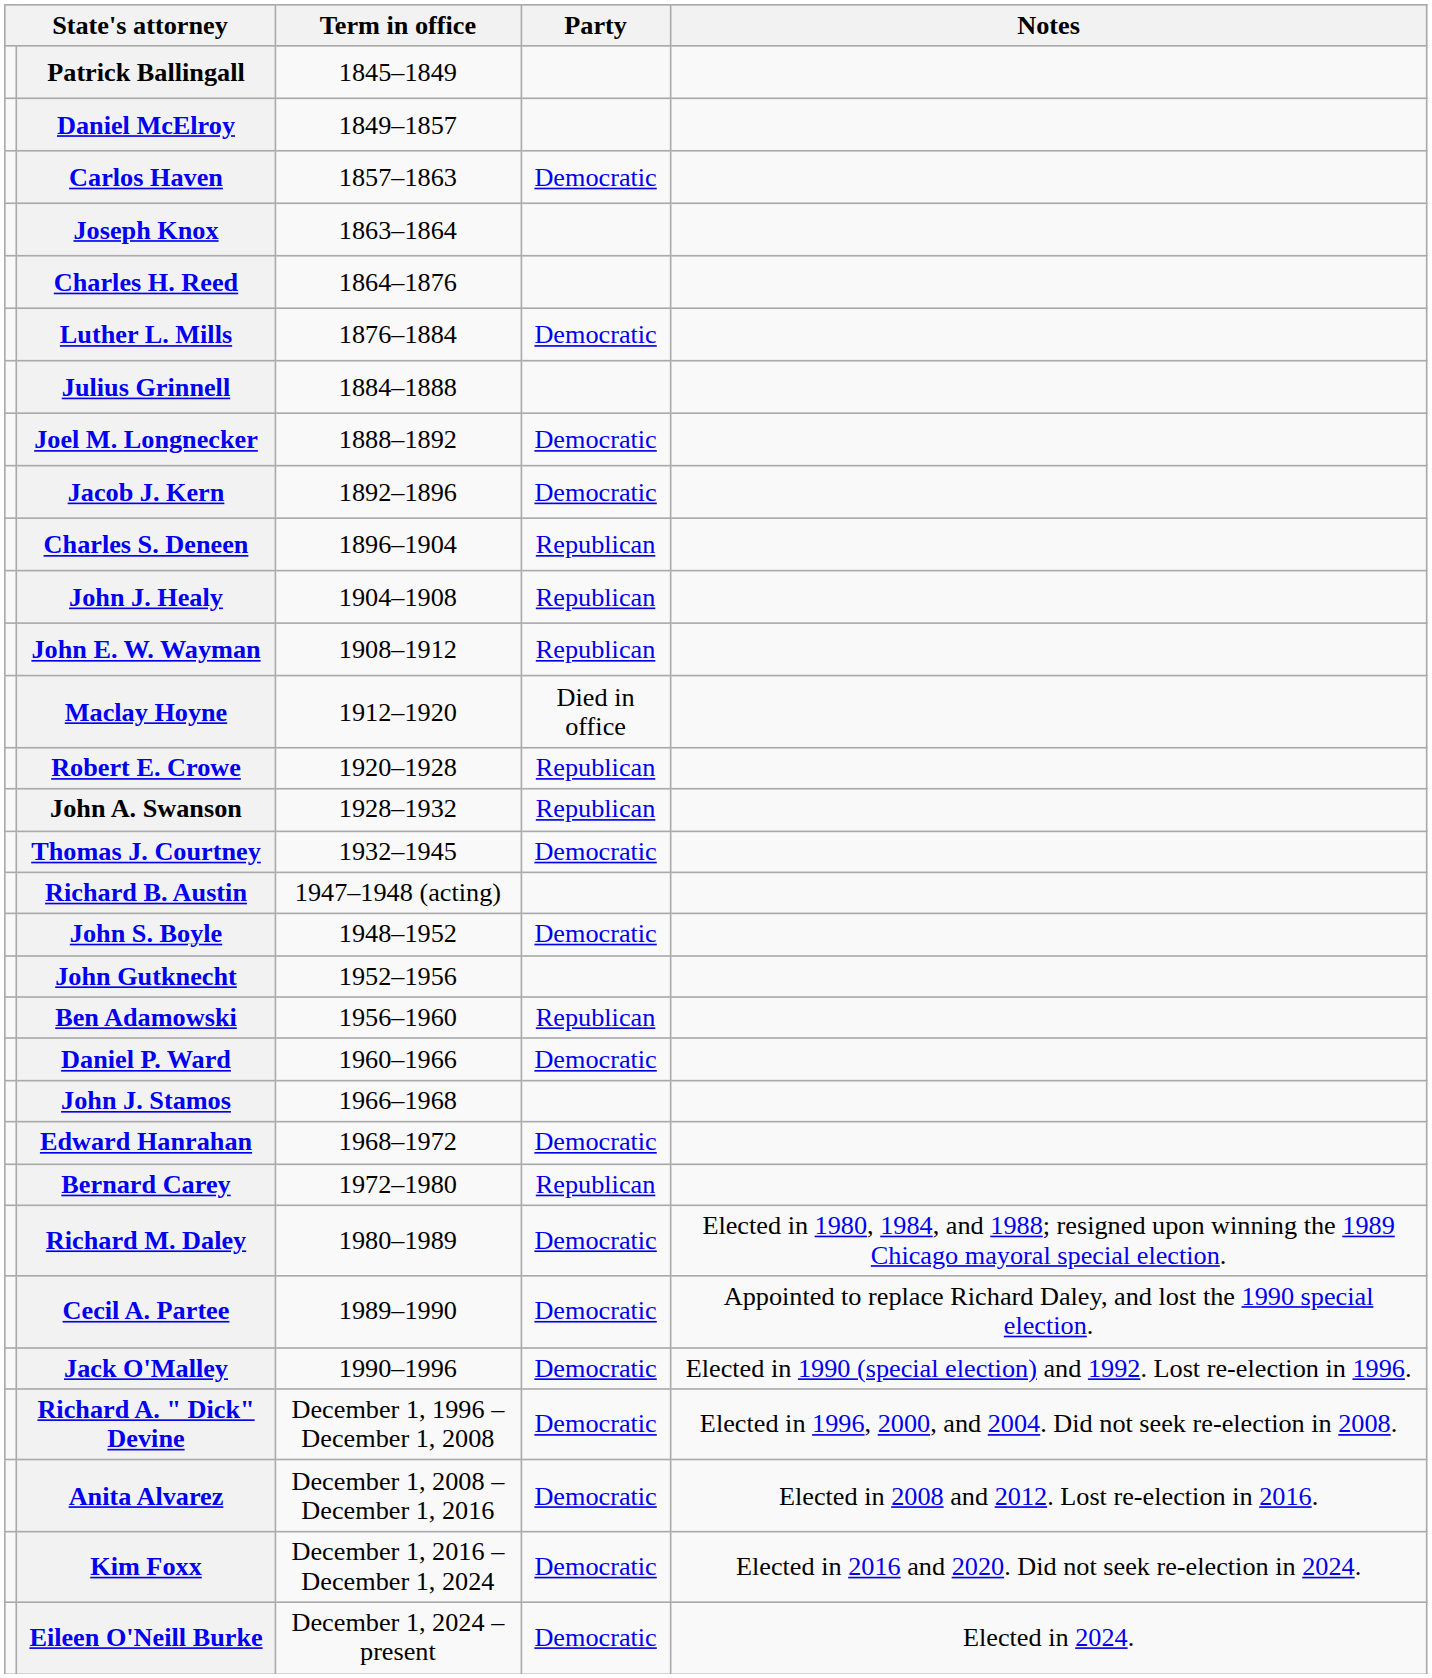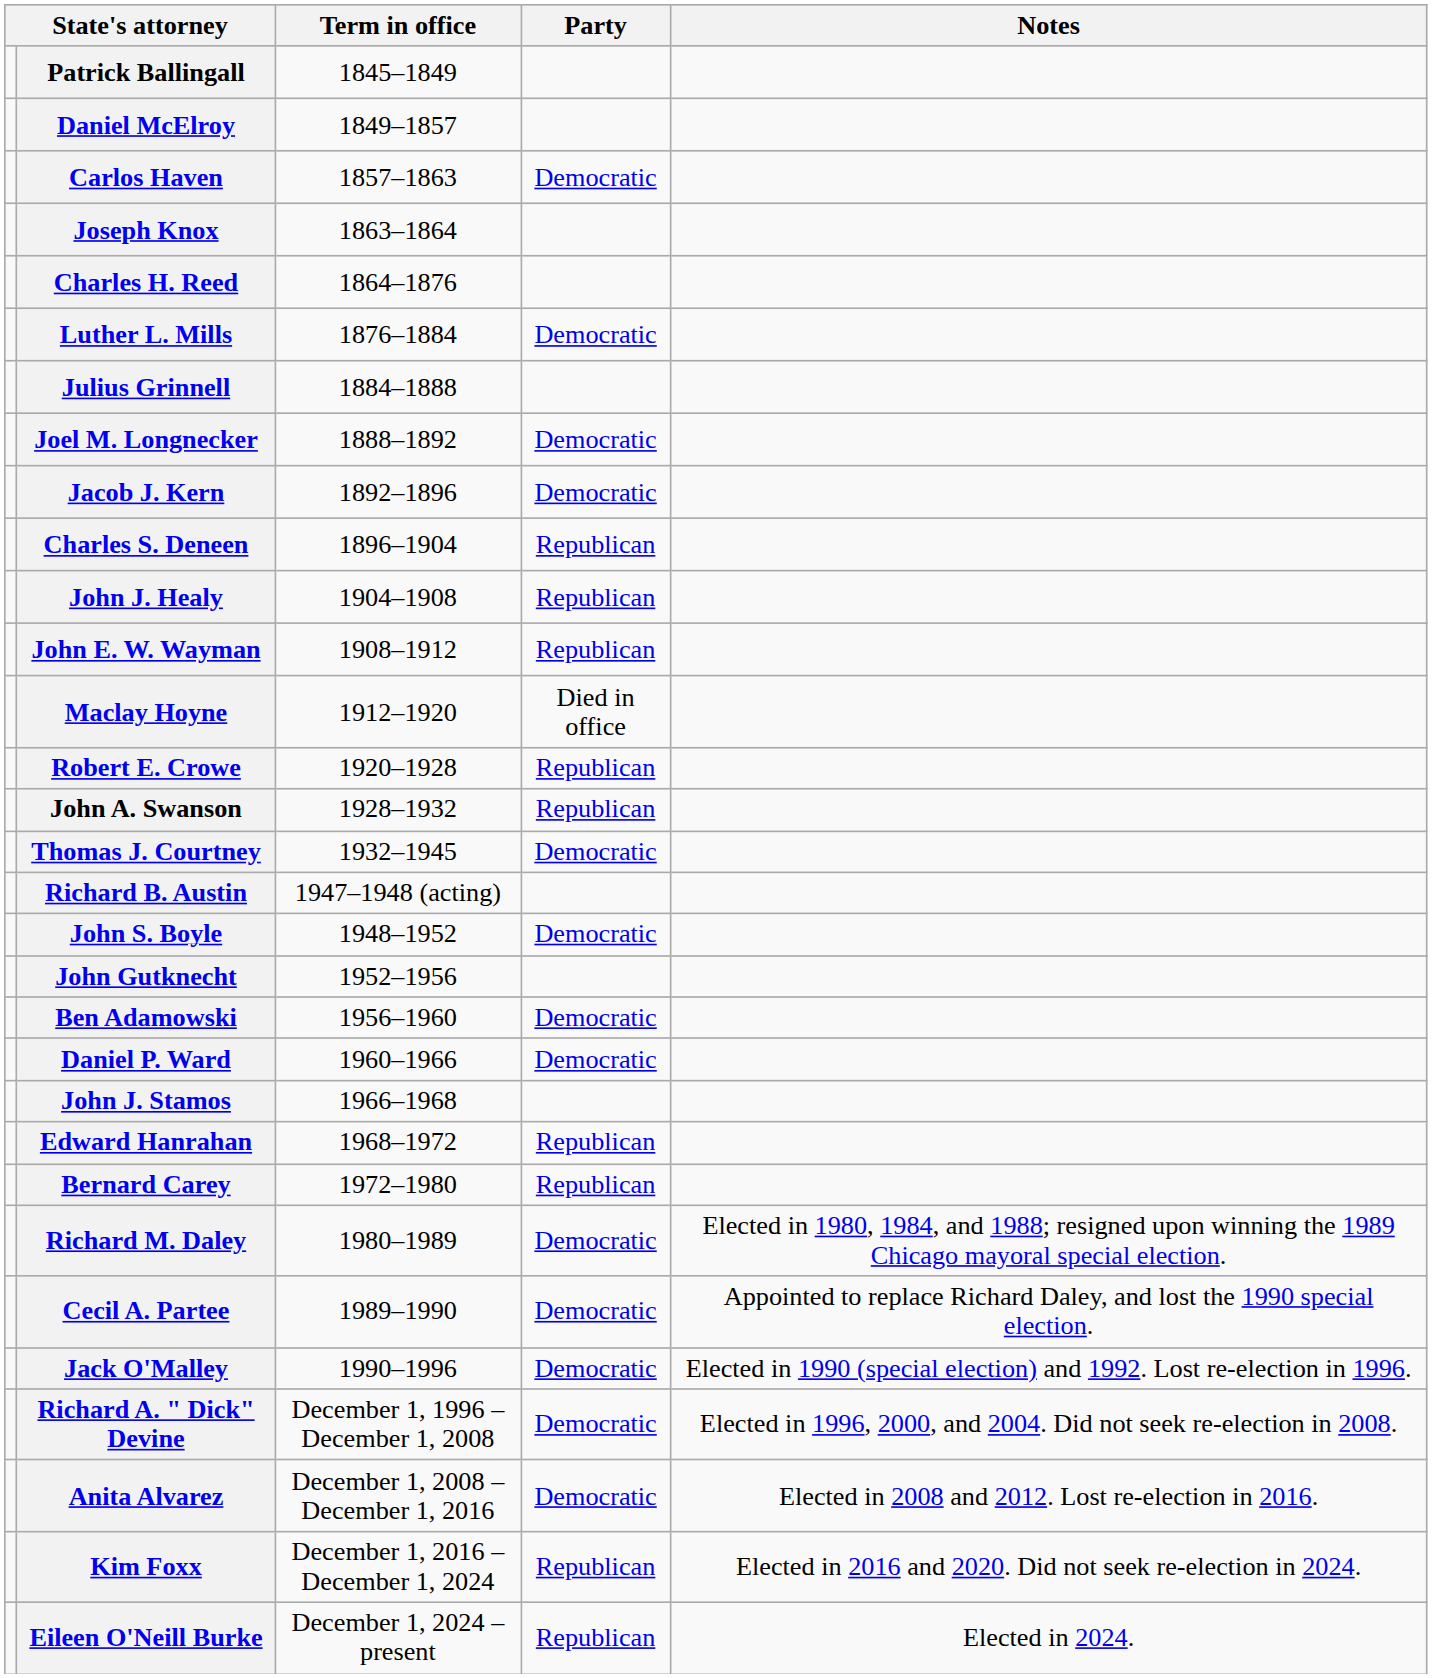(596, 1017) Republican -> (596, 1017) Democratic
(596, 1142) Democratic -> (596, 1142) Republican
(596, 1566) Democratic -> (596, 1566) Republican
(596, 1637) Democratic -> (596, 1637) Republican
